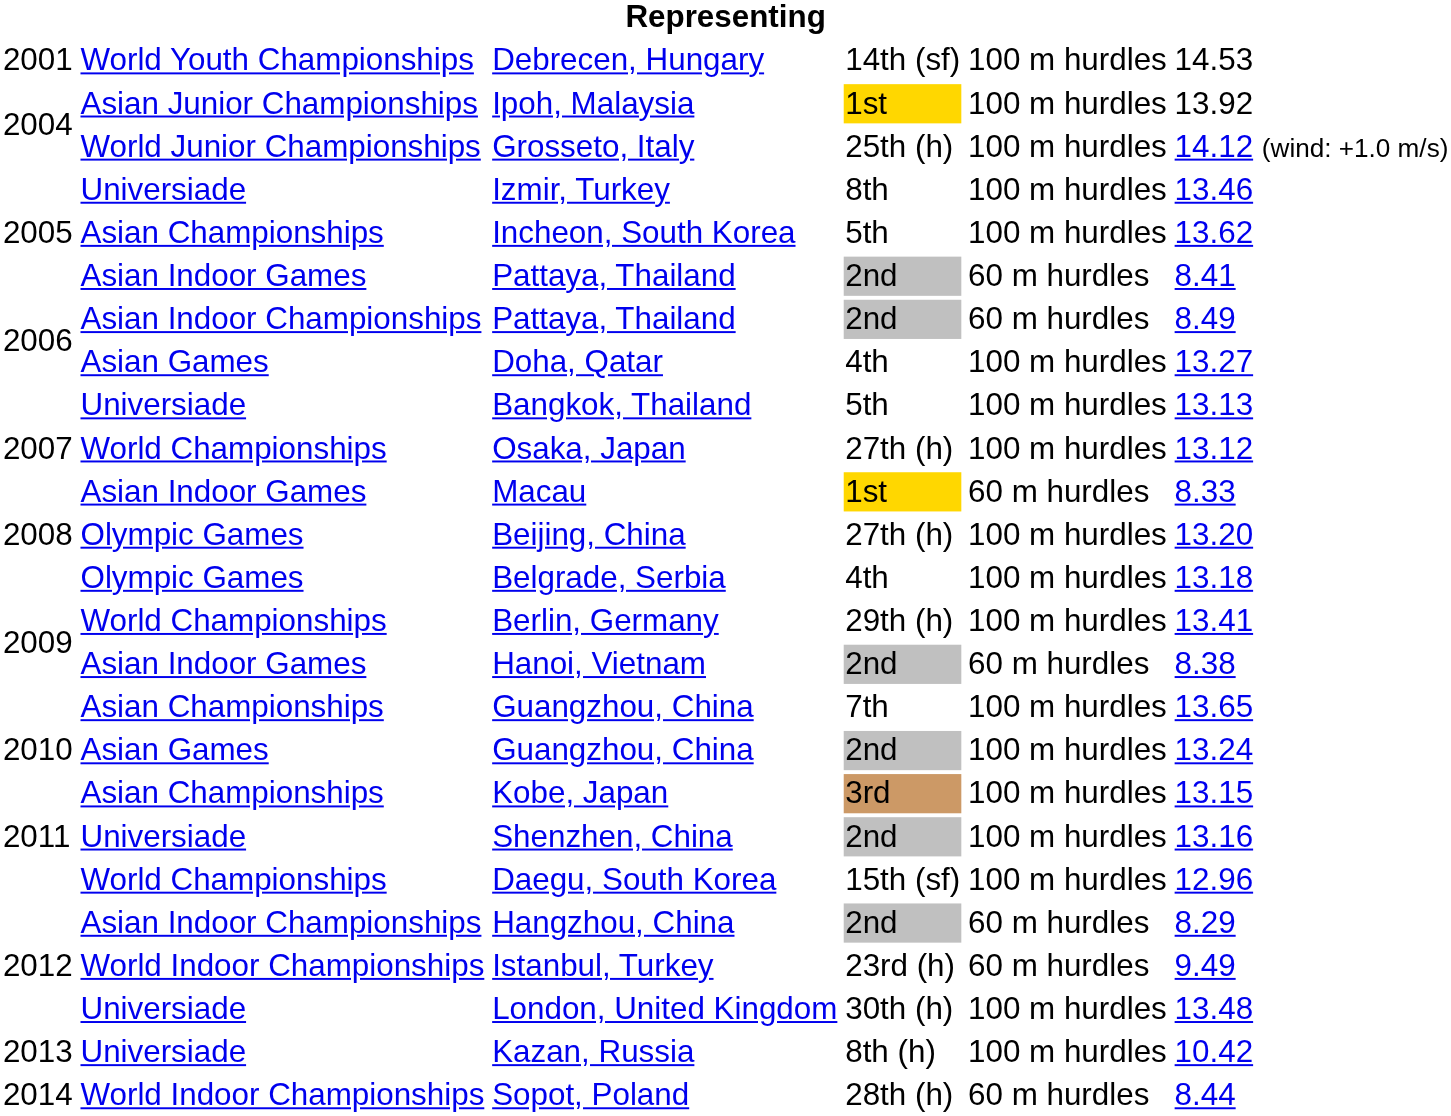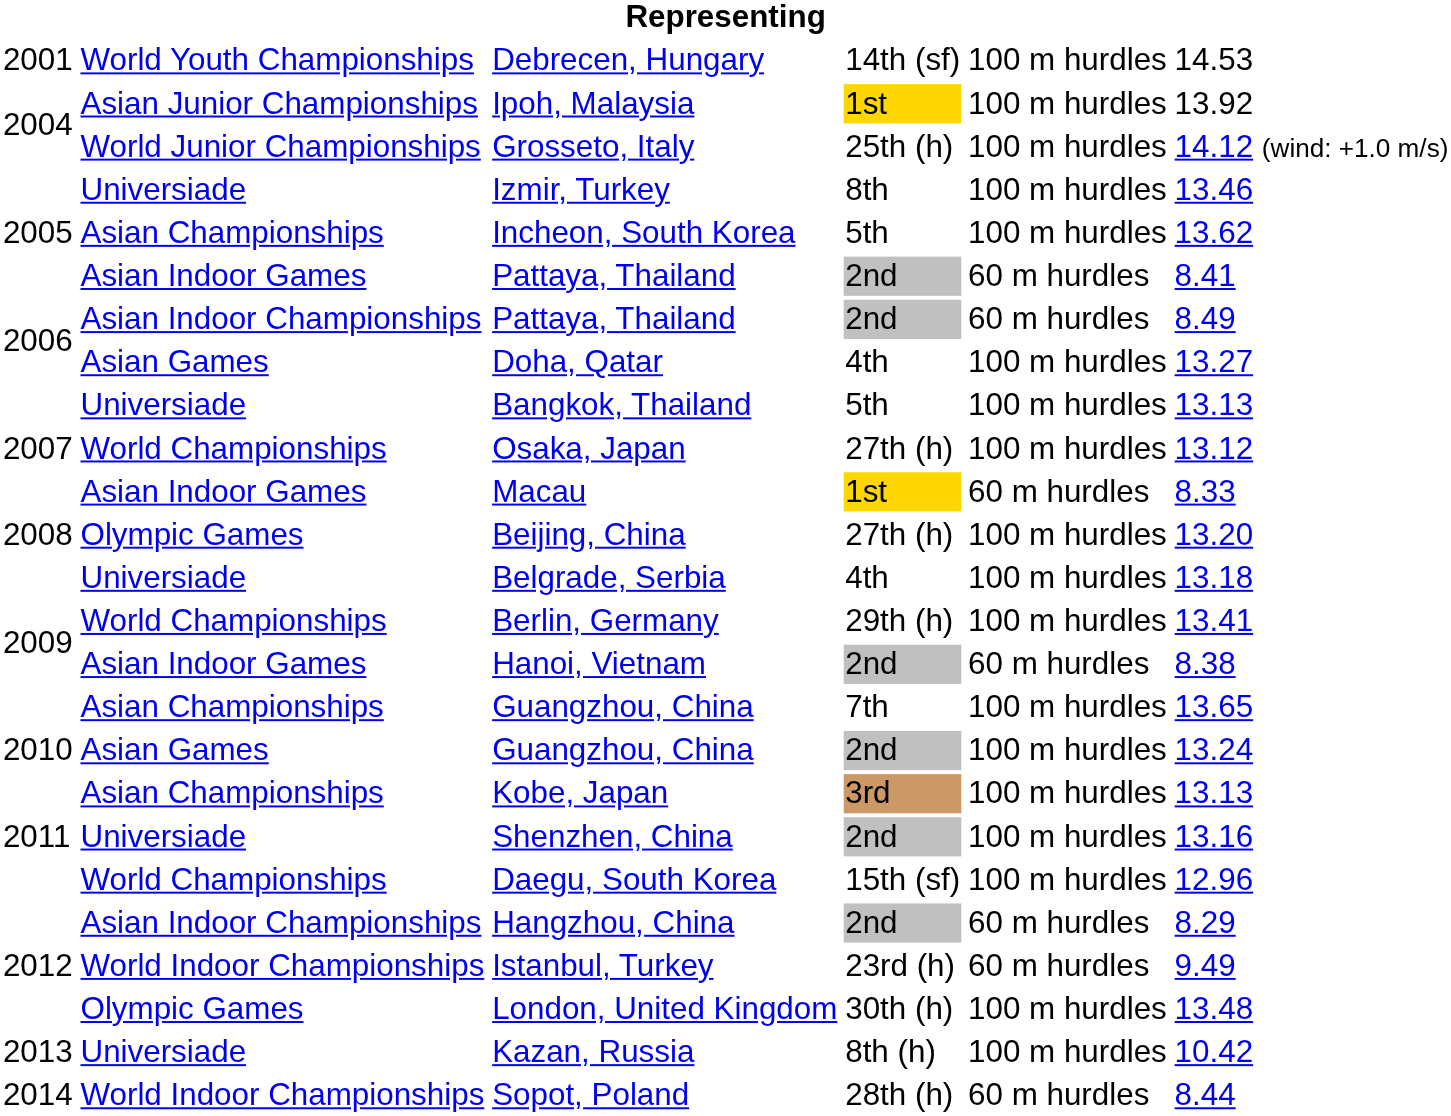(192, 577) Olympic Games -> (163, 577) Universiade
(1214, 793) 13.15 -> (1214, 793) 13.13
(163, 1008) Universiade -> (192, 1008) Olympic Games
